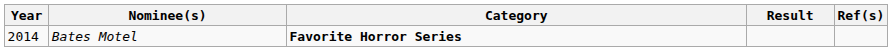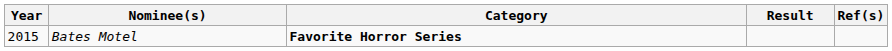(23, 36) 2014 -> (23, 36) 2015
